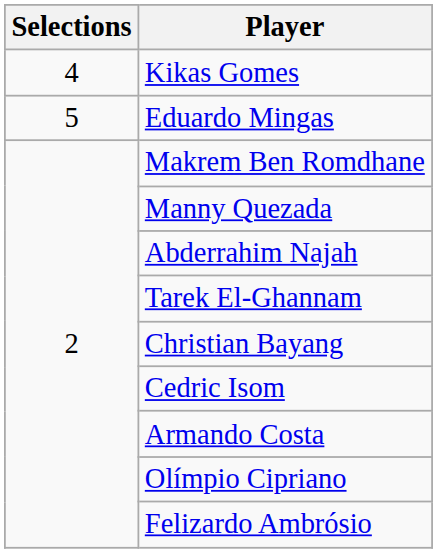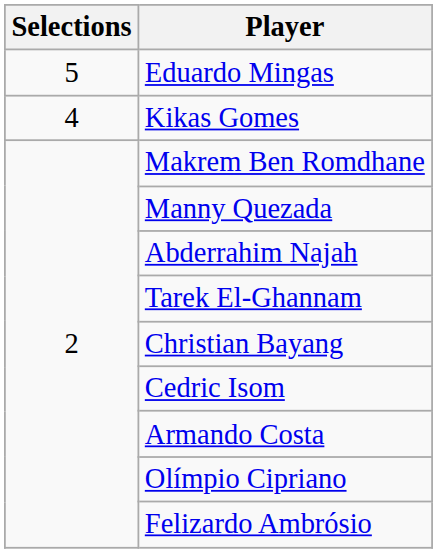rows swapped: (239, 117) <-> (222, 72)
